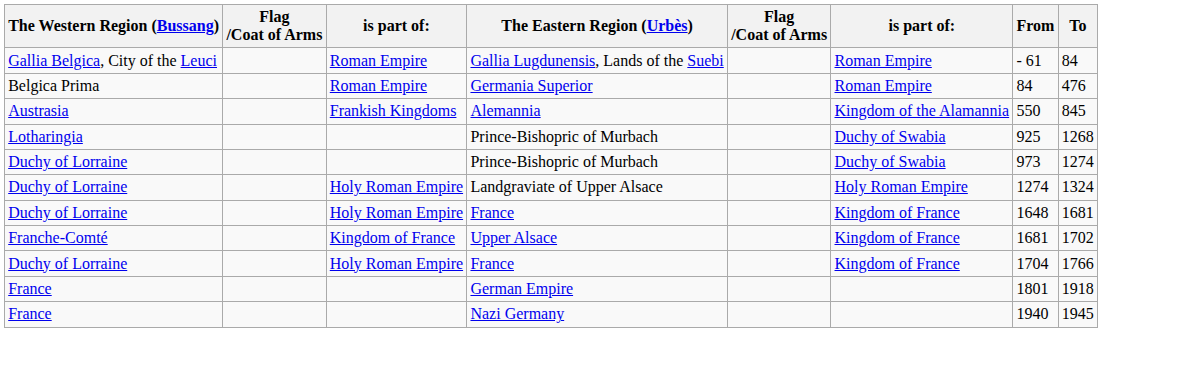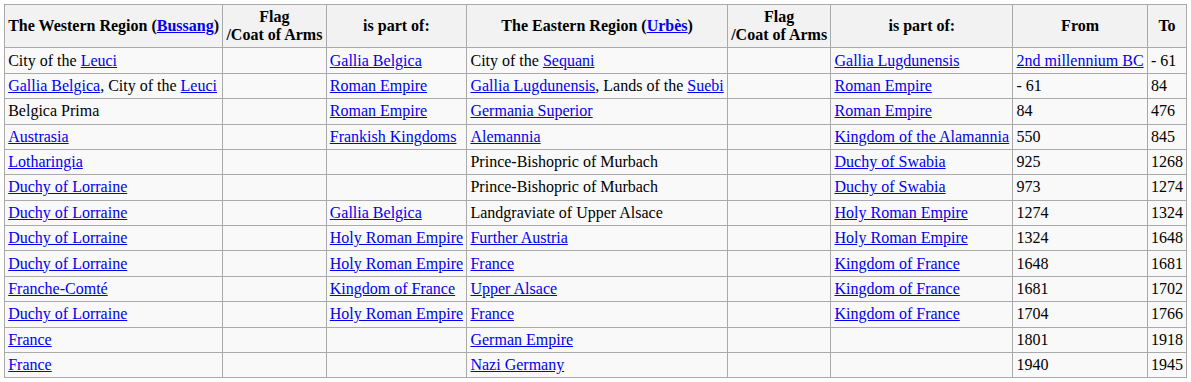+ row: (63, 60)
(396, 187) Holy Roman Empire -> (376, 212) Gallia Belgica
+ row: (68, 238)
